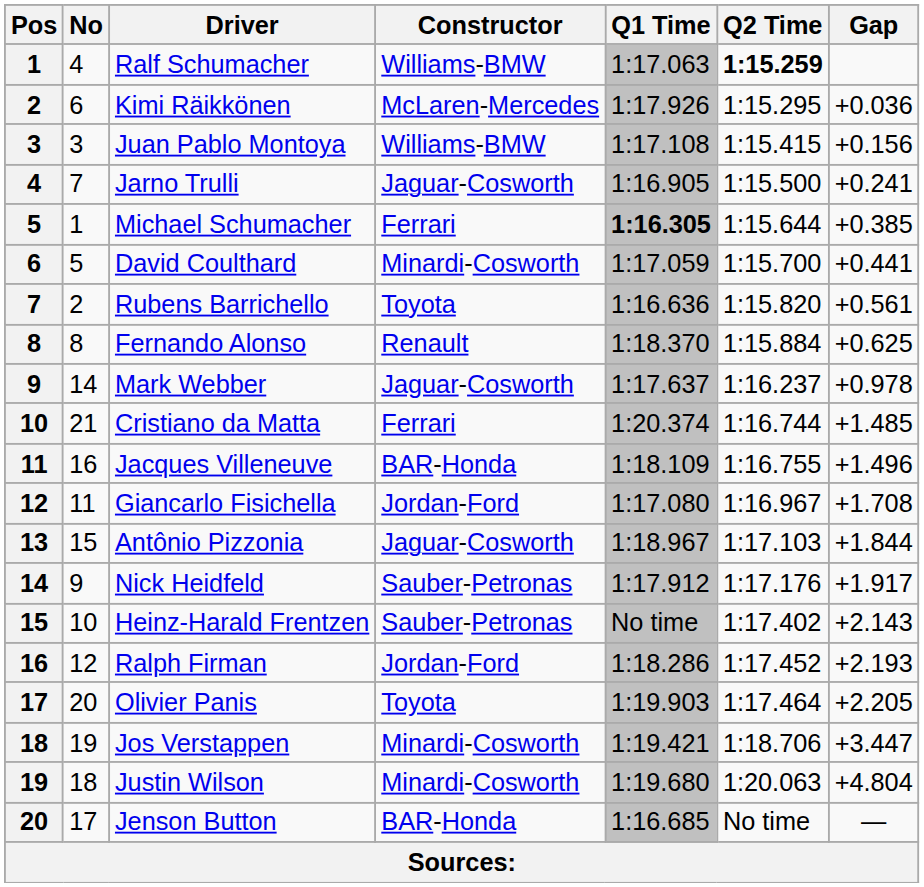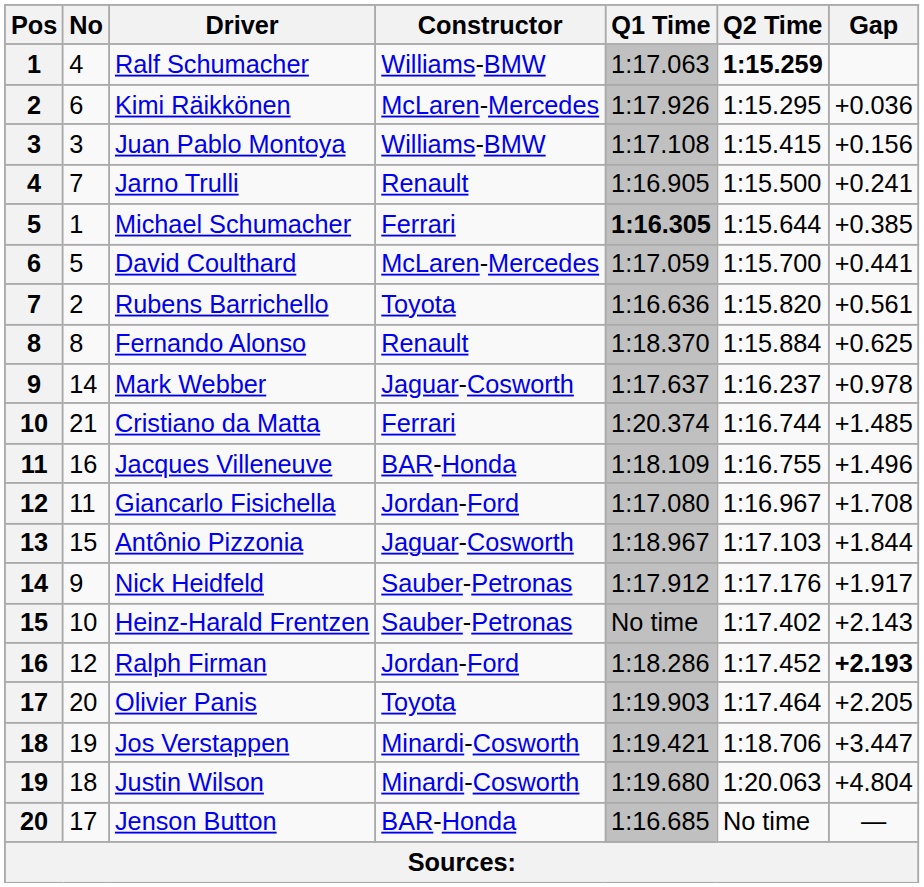(478, 184) Jaguar-Cosworth -> (425, 184) Renault
(480, 264) Minardi-Cosworth -> (490, 264) McLaren-Mercedes
(874, 662) normal -> (874, 662) bold
